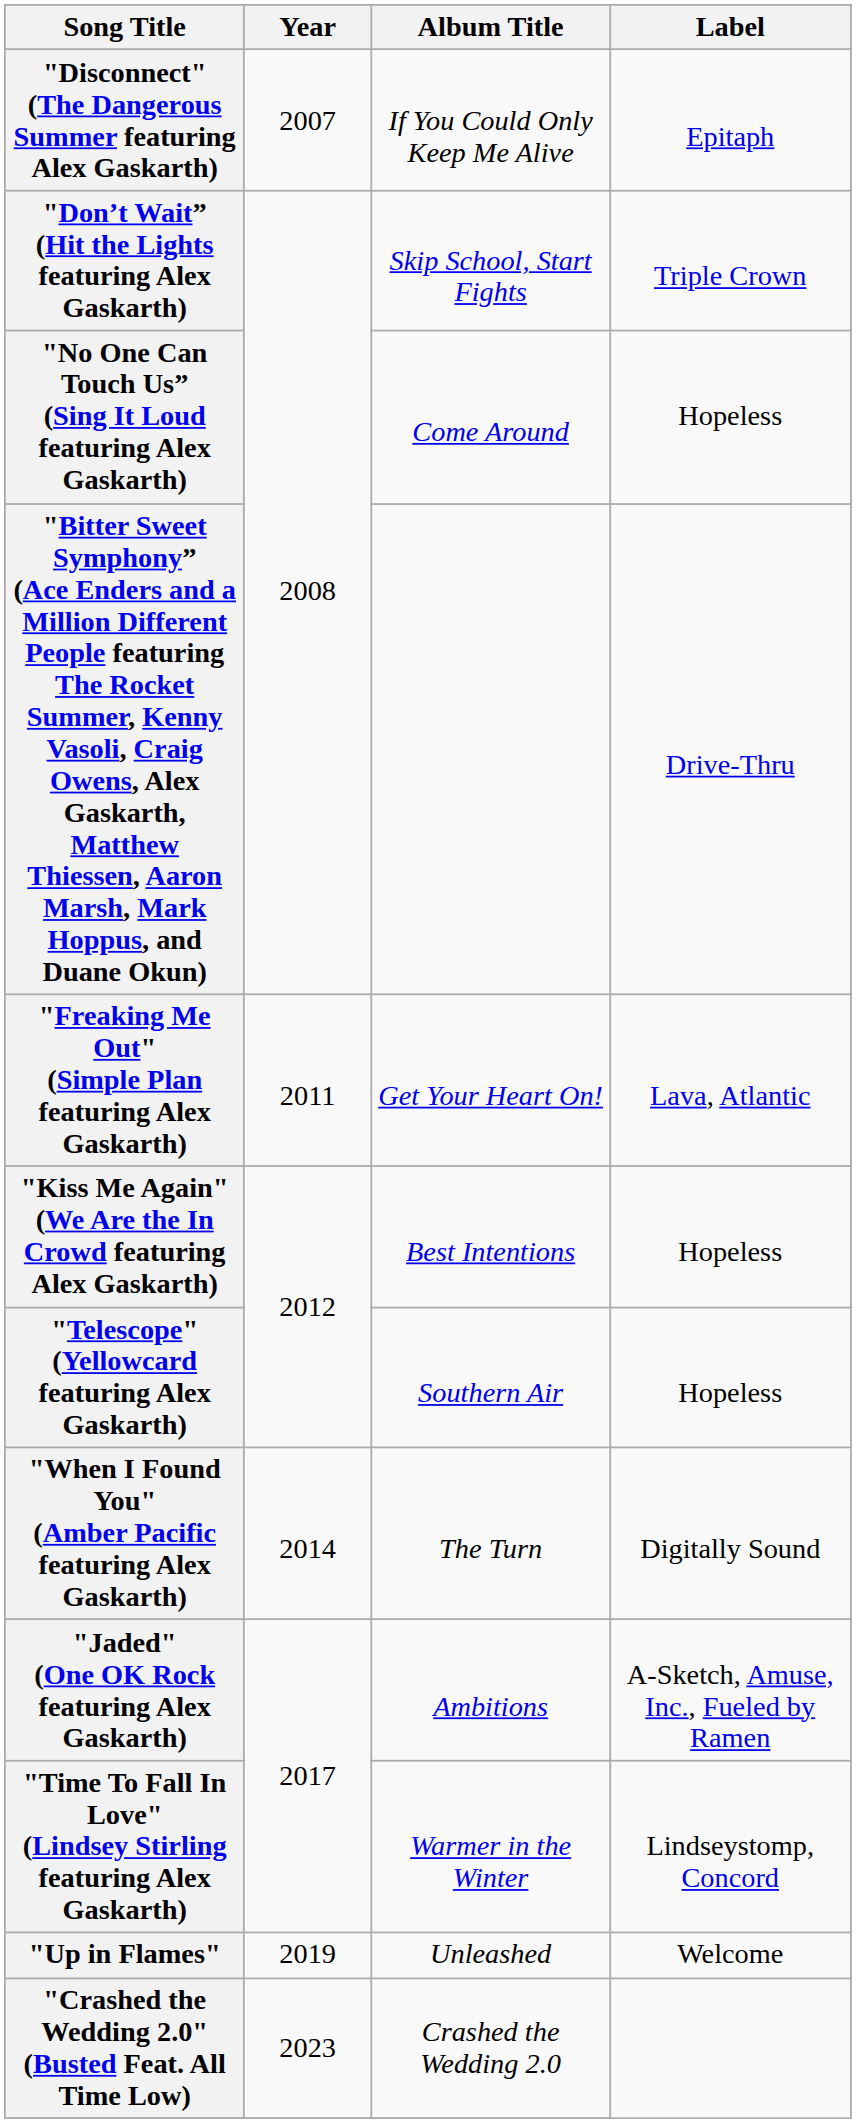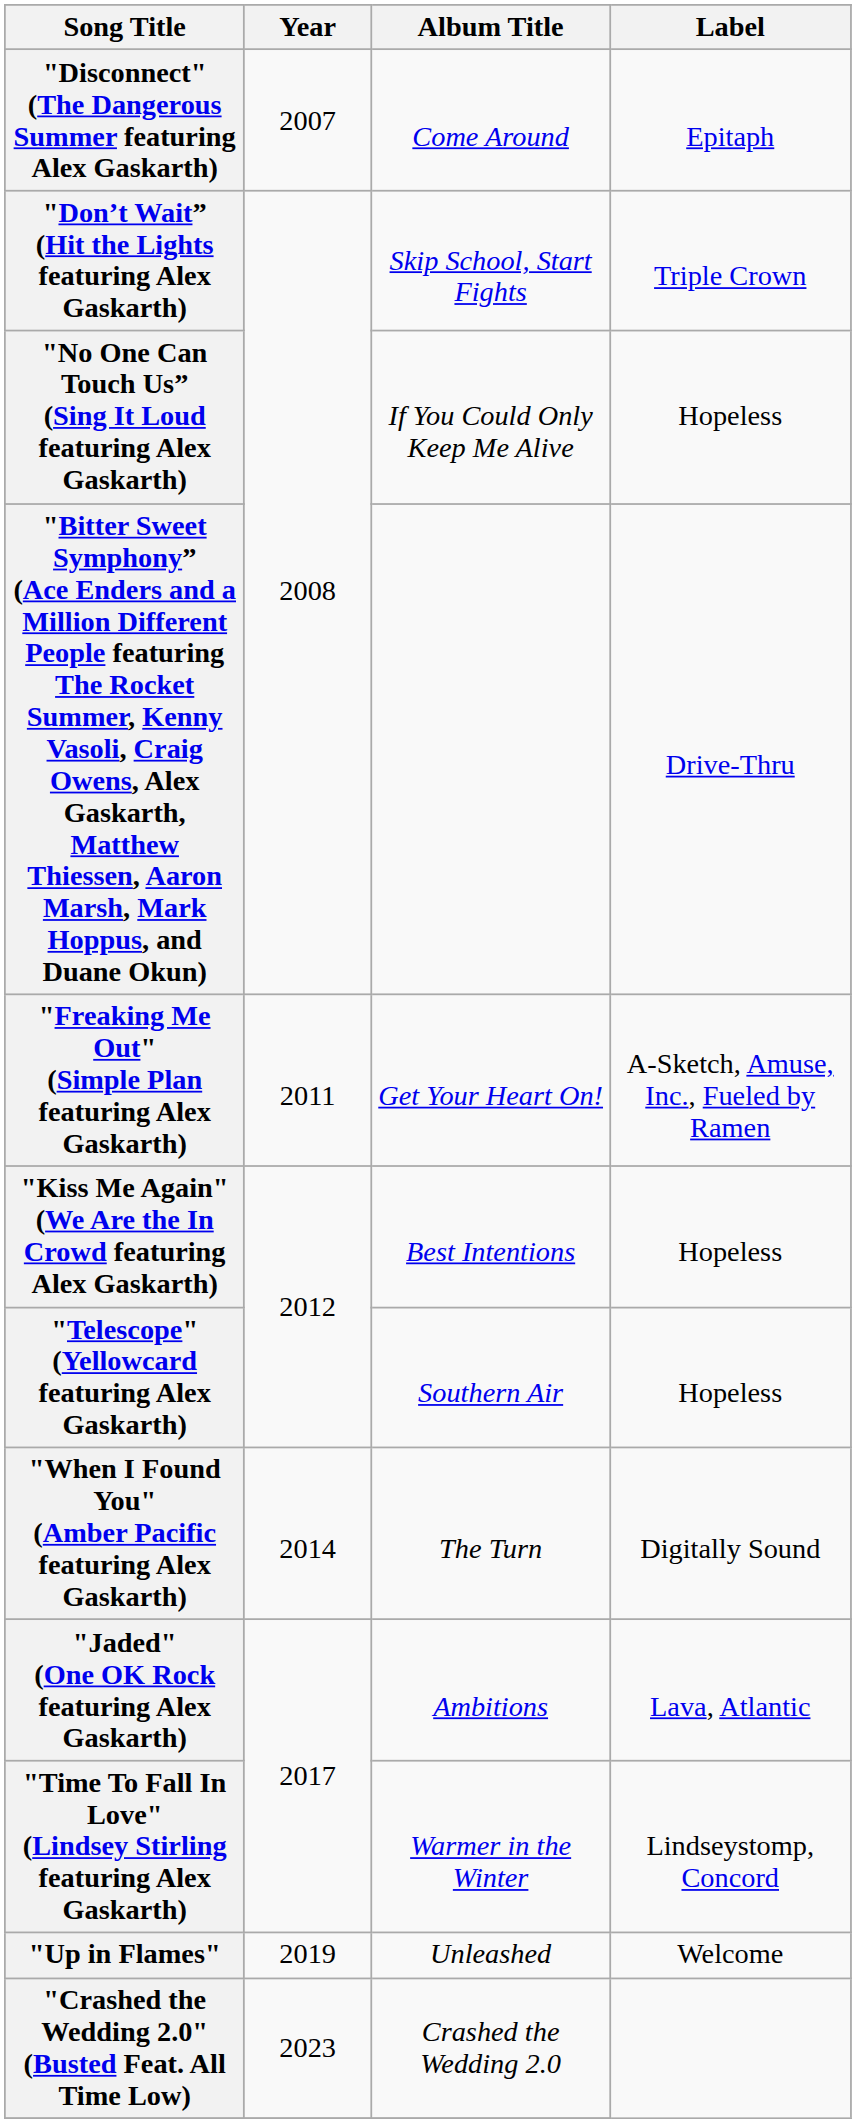(491, 135) If You Could Only Keep Me Alive -> (491, 135) Come Around
(491, 432) Come Around -> (491, 432) If You Could Only Keep Me Alive
(730, 1095) Lava, Atlantic -> (730, 1095) A-Sketch, Amuse, Inc., Fueled by Ramen
(730, 1705) A-Sketch, Amuse, Inc., Fueled by Ramen -> (730, 1705) Lava, Atlantic
